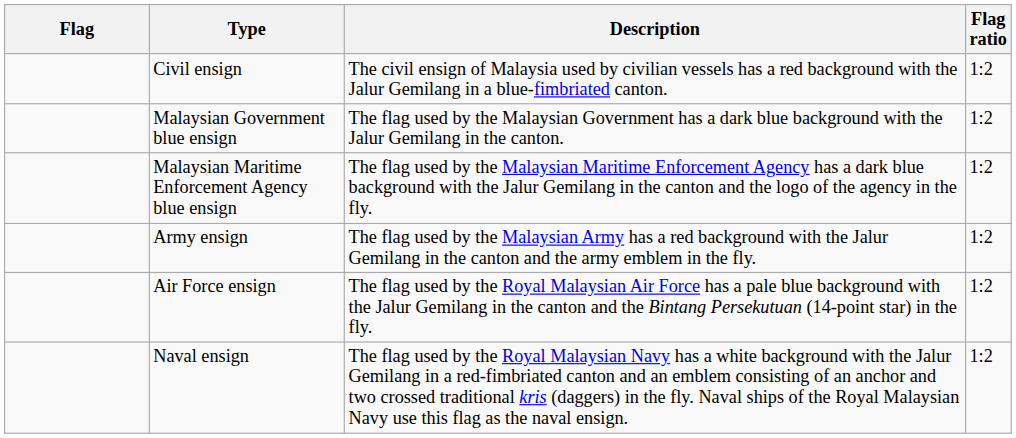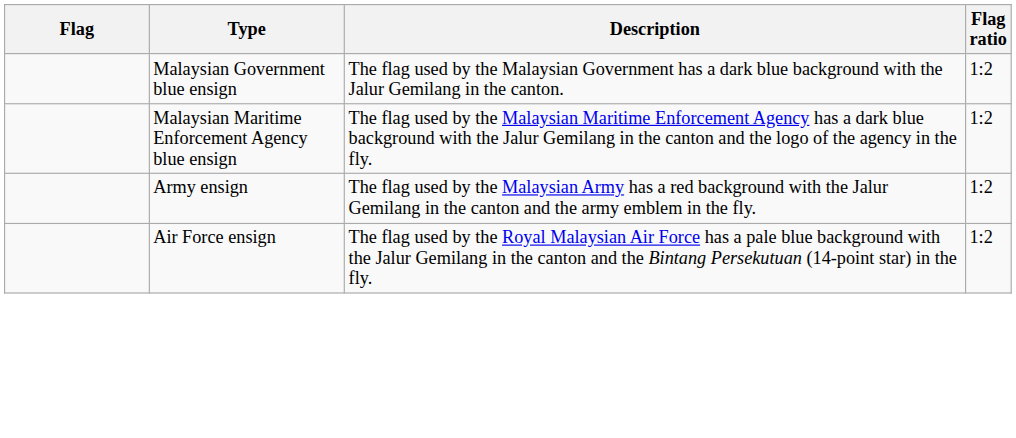- row: (198, 68)
- row: (201, 356)
